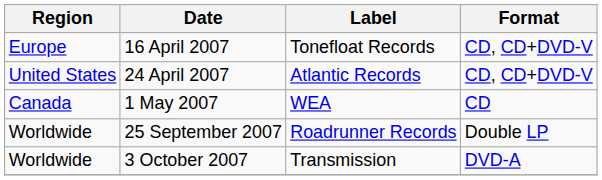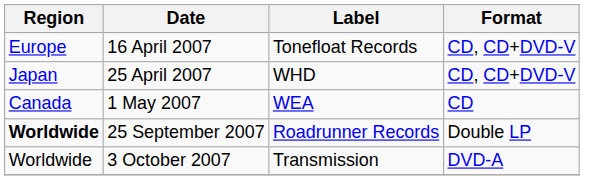- row: (177, 75)
+ row: (160, 75)
(50, 132) normal -> (54, 132) bold
